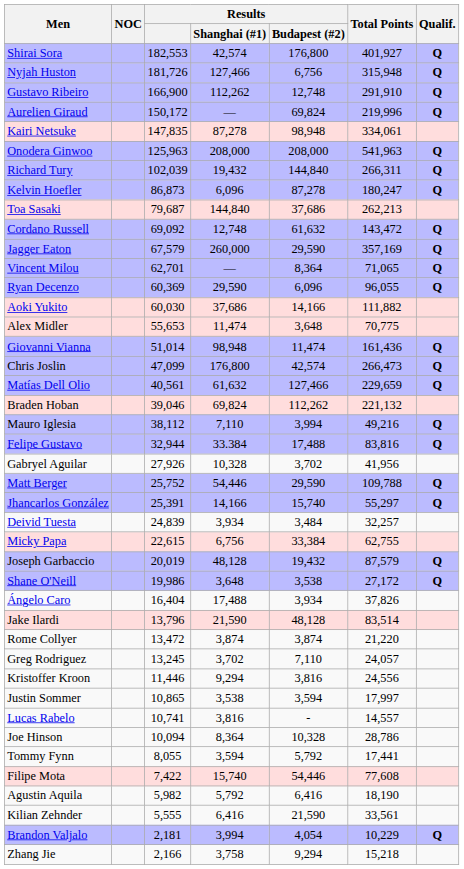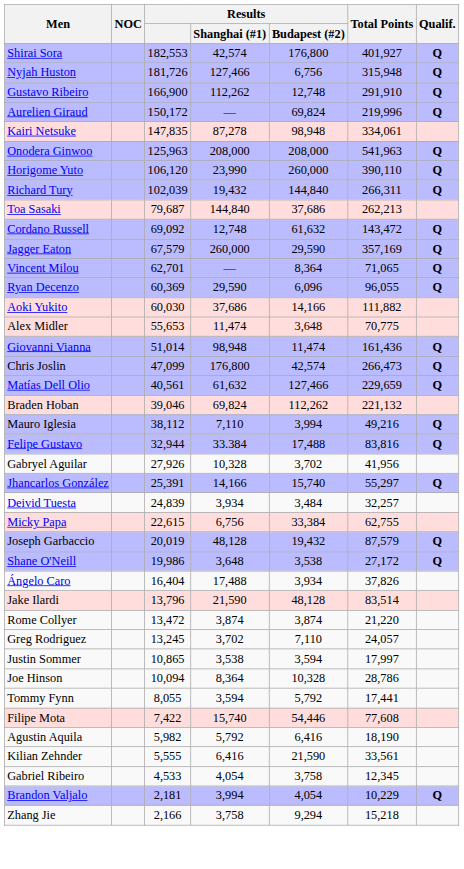+ row: (45, 170)
- row: (44, 190)
- row: (37, 483)
- row: (49, 678)
- row: (41, 717)
+ row: (46, 776)
